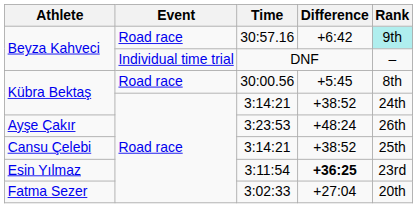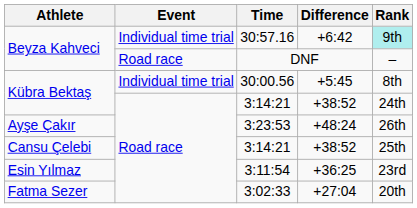(151, 37) Road race -> (176, 37) Individual time trial
(176, 59) Individual time trial -> (151, 59) Road race
(151, 81) Road race -> (176, 81) Individual time trial
(335, 170) bold -> (335, 170) normal
